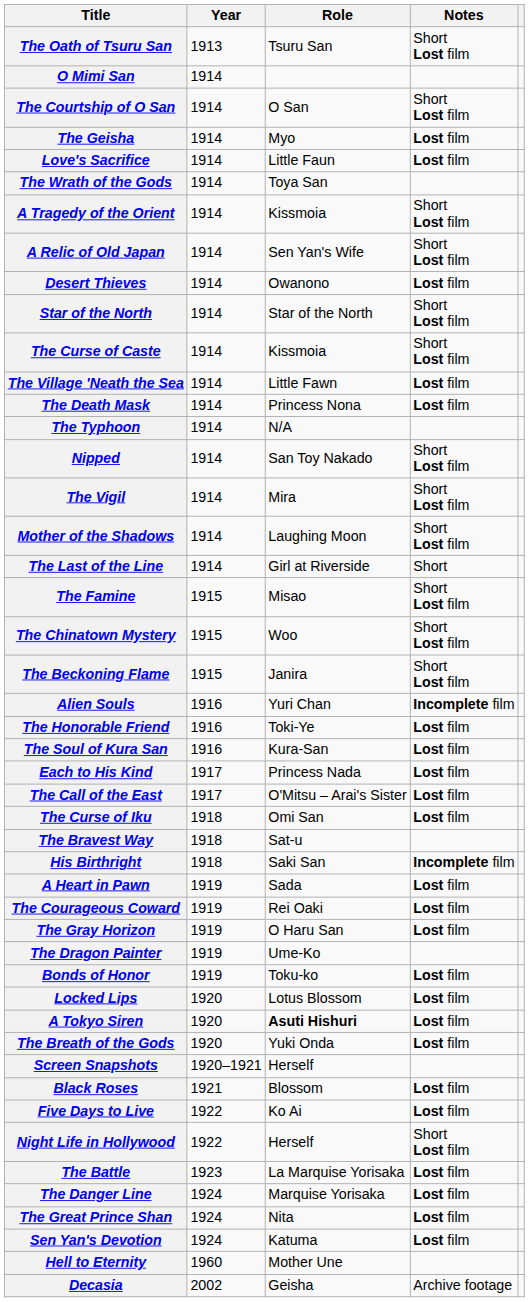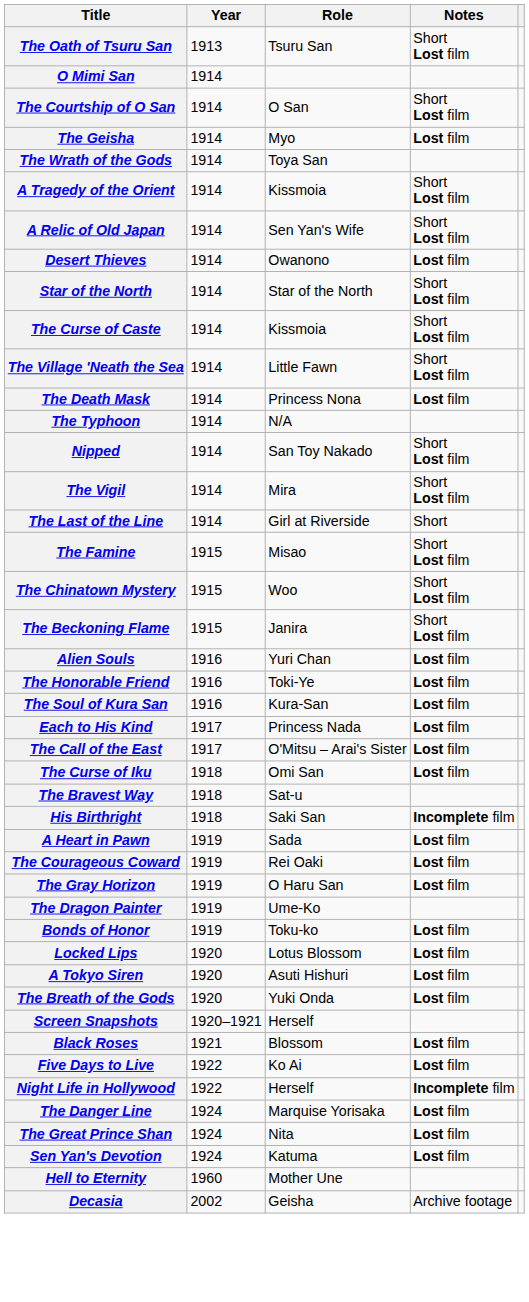- row: (96, 160)
(441, 382) Lost film -> (441, 368) Short Lost film
- row: (96, 535)
(464, 704) Incomplete film -> (441, 659) Lost film
(313, 1021) bold -> (308, 975) normal
(441, 1141) Short Lost film -> (464, 1088) Incomplete film
- row: (96, 1172)
